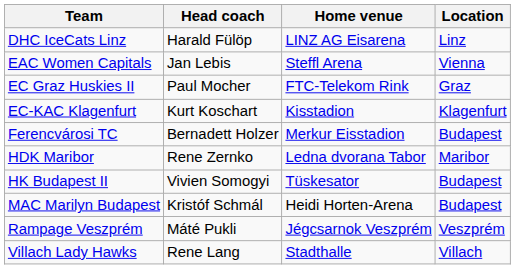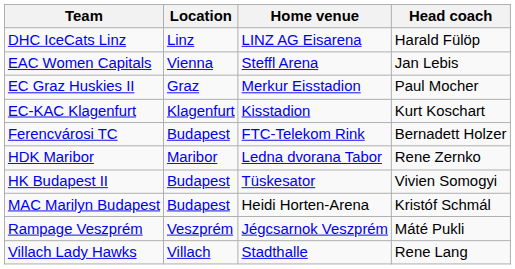columns swapped: (473, 16) <-> (223, 16)
(347, 87) FTC-Telekom Rink -> (301, 87) Merkur Eisstadion
(345, 134) Merkur Eisstadion -> (303, 134) FTC-Telekom Rink
